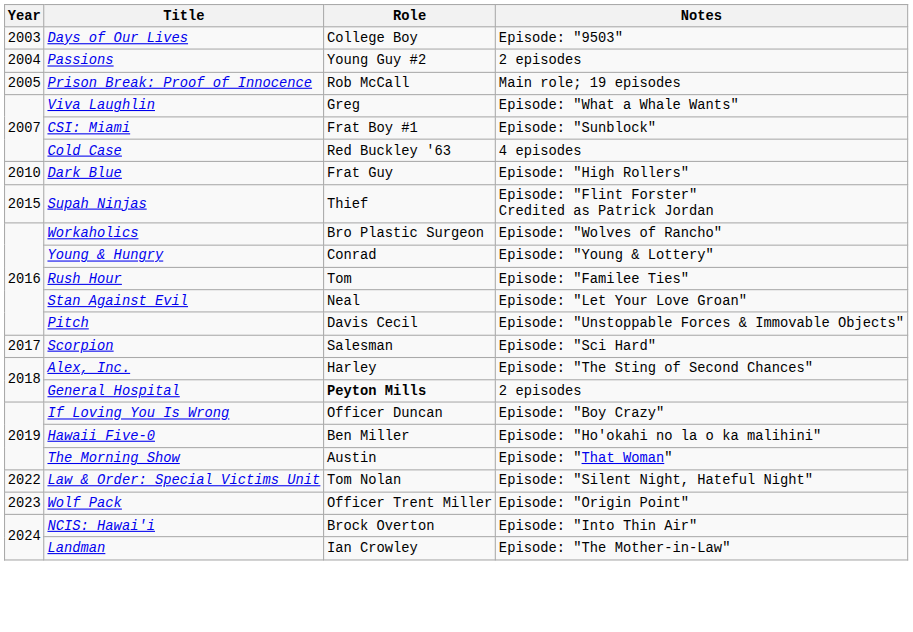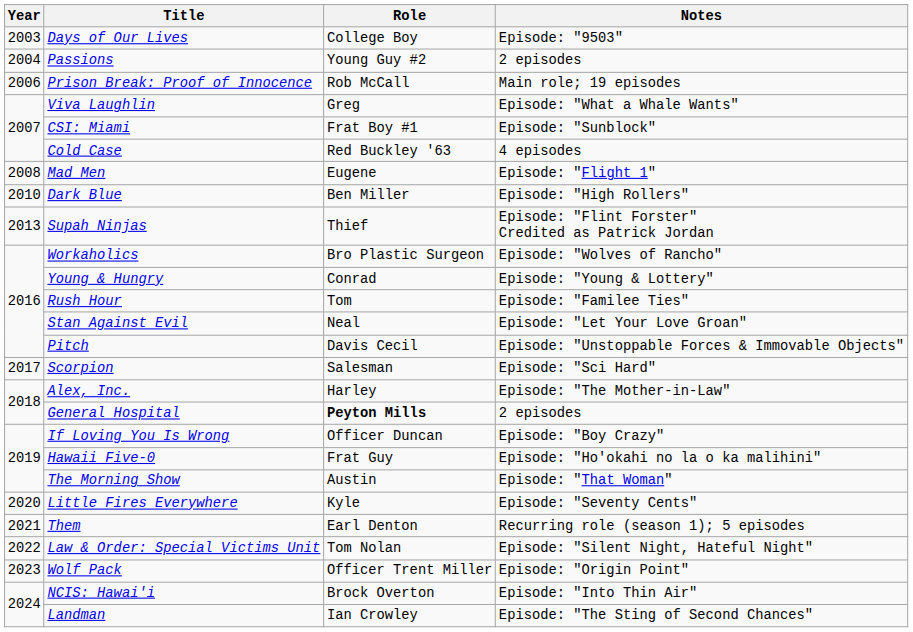(24, 83) 2005 -> (24, 83) 2006
+ row: (76, 173)
(360, 173) Frat Guy -> (368, 195) Ben Miller
(24, 203) 2015 -> (24, 226) 2013
(656, 369) Episode: "The Sting of Second Chances" -> (615, 391) Episode: "The Mother-in-Law"
(368, 436) Ben Miller -> (360, 458) Frat Guy
+ row: (143, 503)
+ row: (64, 526)
(615, 548) Episode: "The Mother-in-Law" -> (656, 616) Episode: "The Sting of Second Chances"
